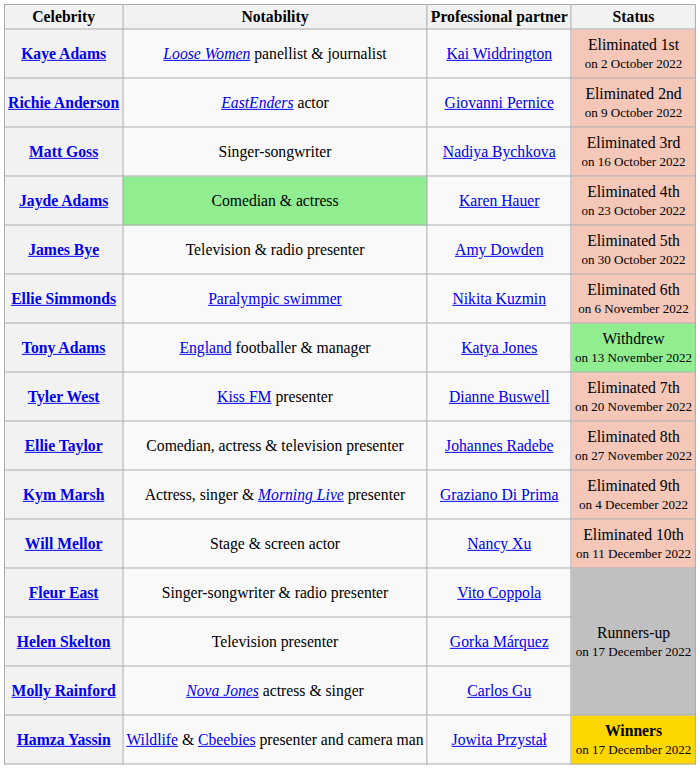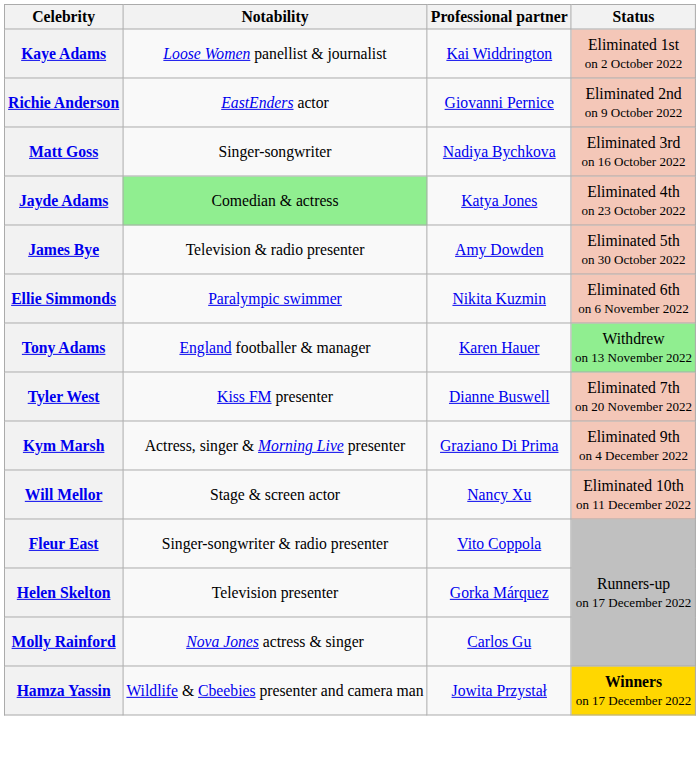(499, 200) Karen Hauer -> (499, 200) Katya Jones
(499, 347) Katya Jones -> (499, 347) Karen Hauer
- row: (64, 445)
